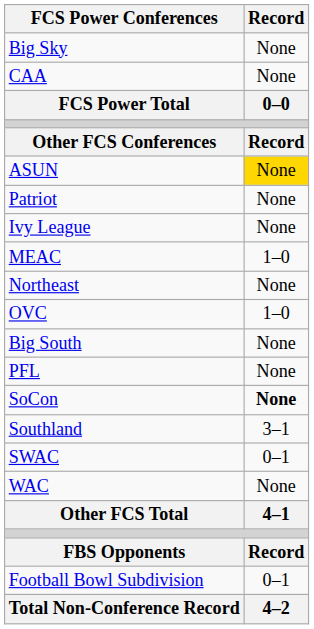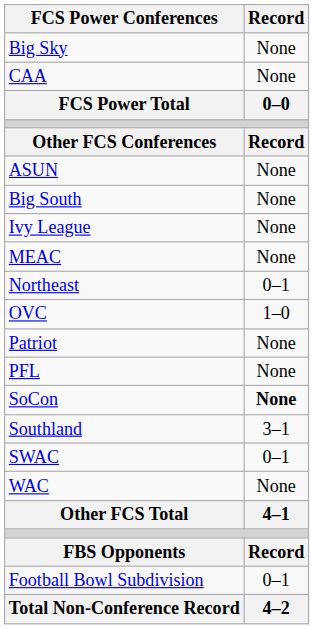(276, 170) gold background -> (276, 170) no background
rows swapped: (45, 342) <-> (33, 199)
(276, 256) 1–0 -> (276, 256) None
(276, 285) None -> (276, 285) 0–1
